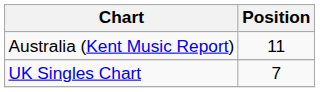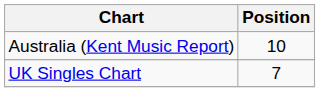(276, 45) 11 -> (276, 45) 10
